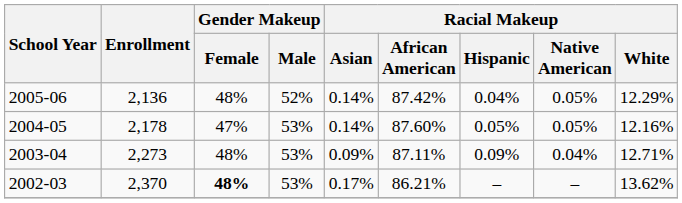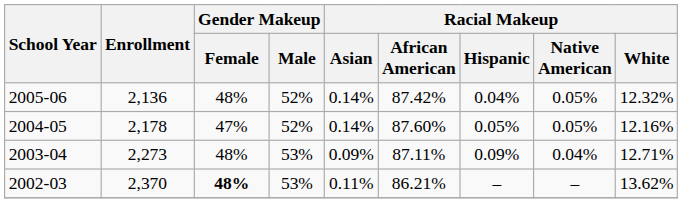(647, 97) 12.29% -> (647, 97) 12.32%
(297, 126) 53% -> (297, 126) 52%
(351, 183) 0.17% -> (351, 183) 0.11%
